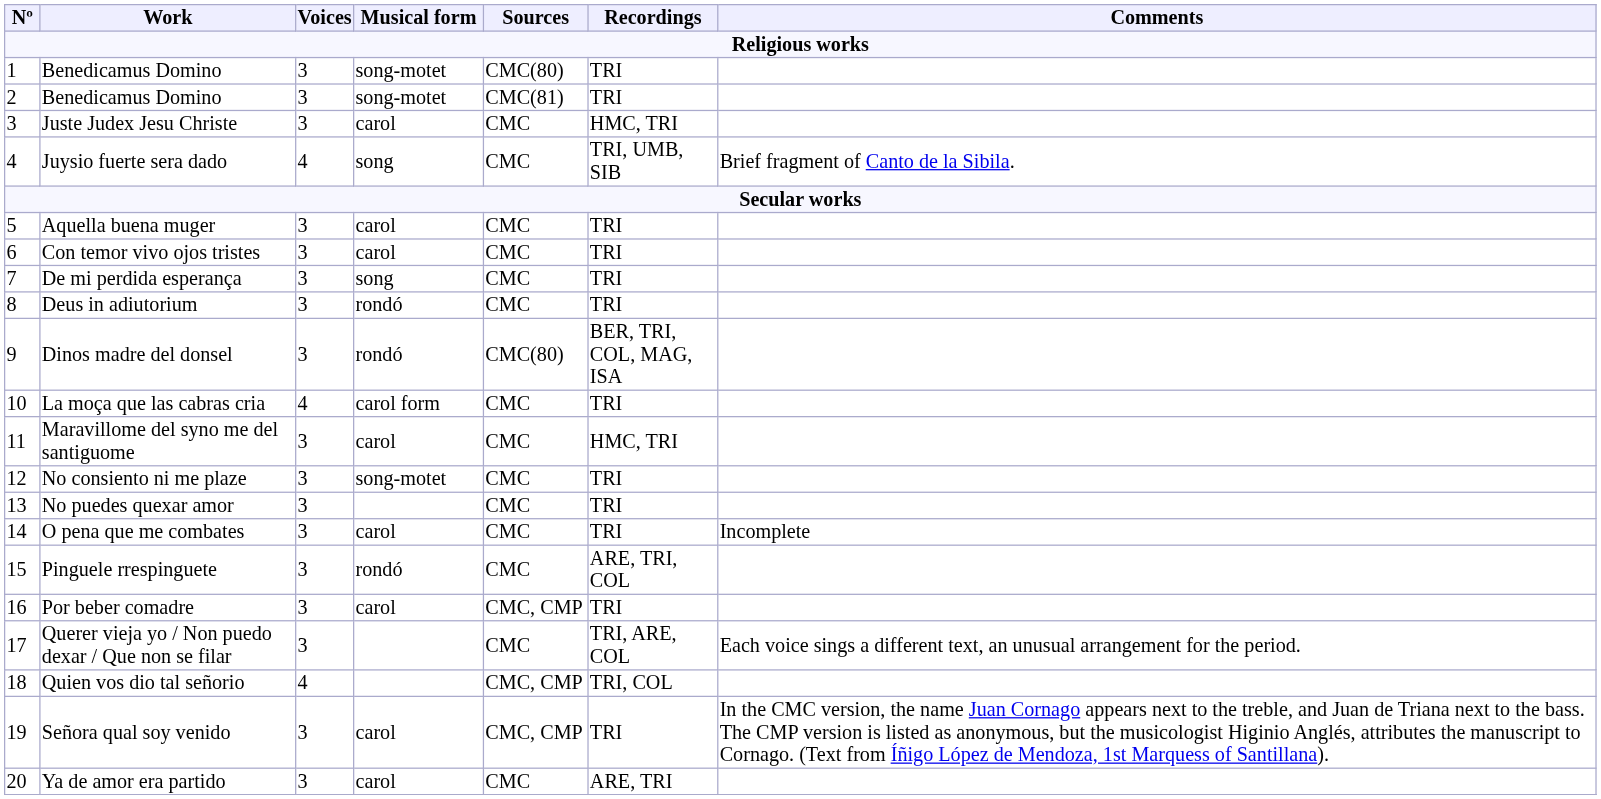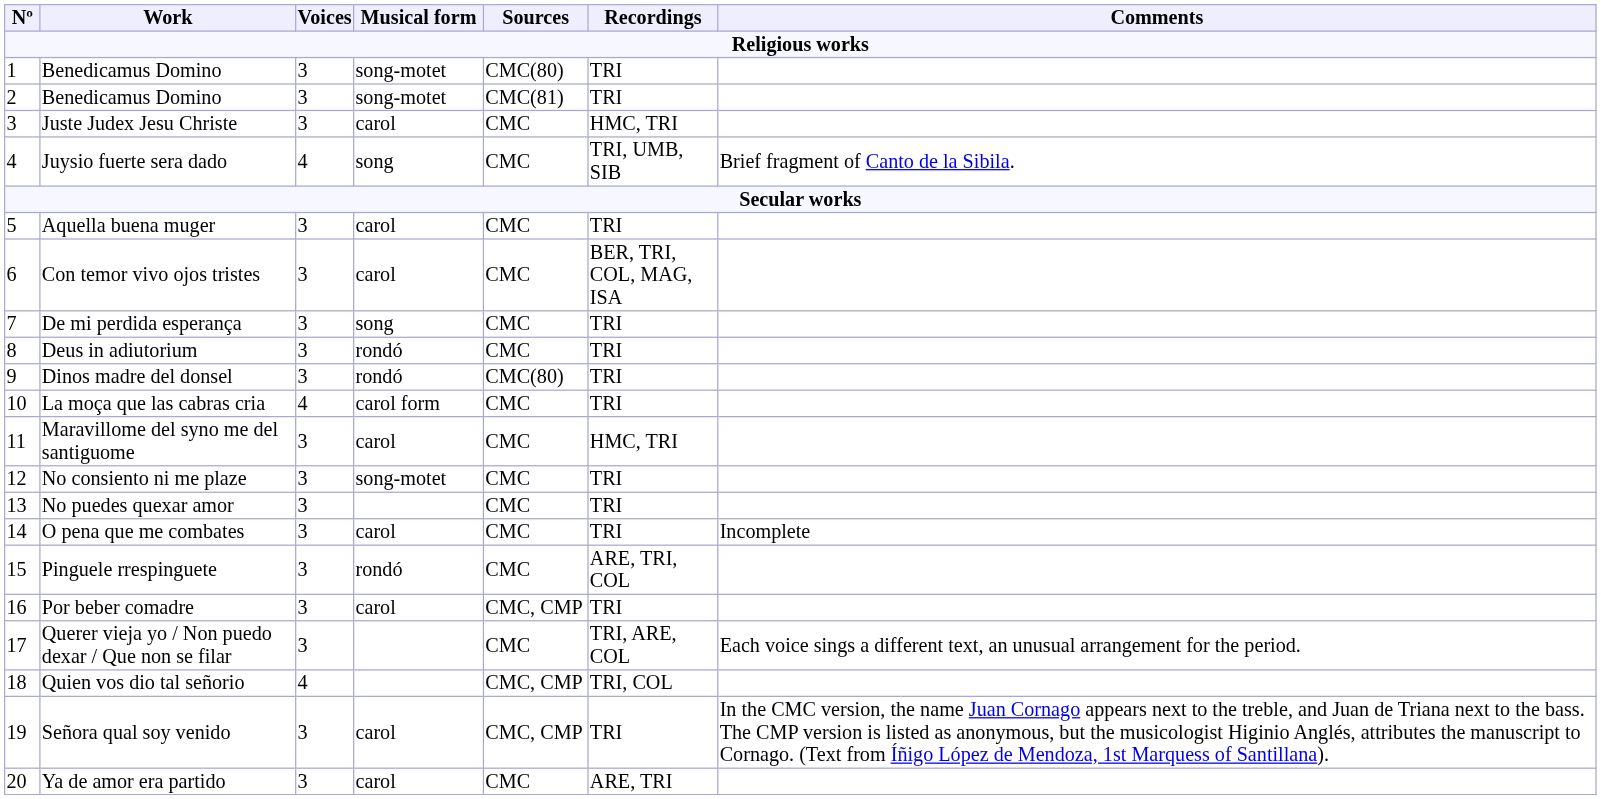(606, 252) TRI -> (641, 274) BER, TRI, COL, MAG, ISA
(641, 354) BER, TRI, COL, MAG, ISA -> (606, 376) TRI
